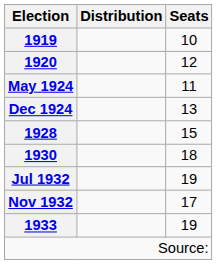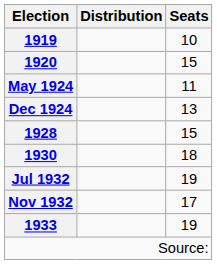(189, 63) 12 -> (189, 63) 15
